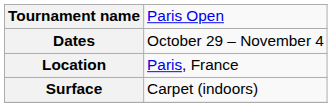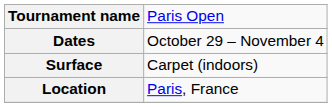rows swapped: (74, 89) <-> (74, 65)
